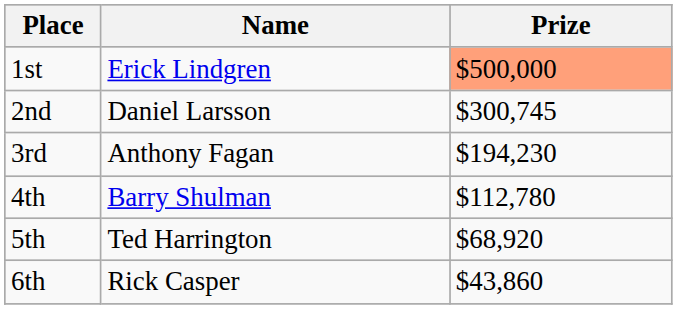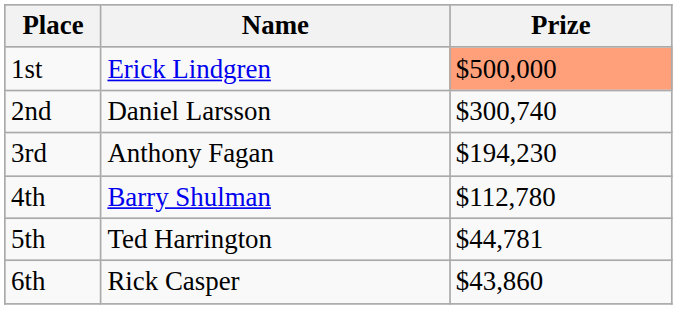(506, 111) $300,745 -> (506, 111) $300,740
(499, 238) $68,920 -> (499, 238) $44,781
